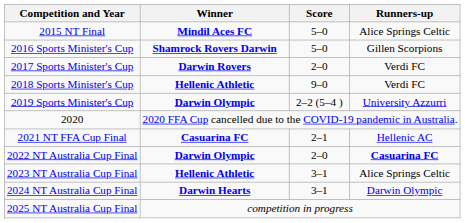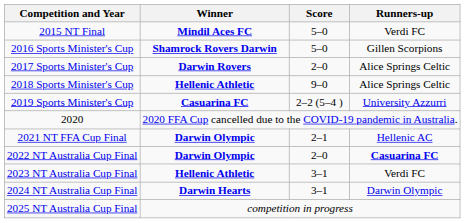(405, 31) Alice Springs Celtic -> (405, 31) Verdi FC
(405, 66) Verdi FC -> (405, 66) Alice Springs Celtic
(405, 84) Verdi FC -> (405, 84) Alice Springs Celtic
(215, 102) Darwin Olympic -> (215, 102) Casuarina FC
(215, 137) Casuarina FC -> (215, 137) Darwin Olympic
(405, 173) Alice Springs Celtic -> (405, 173) Verdi FC
